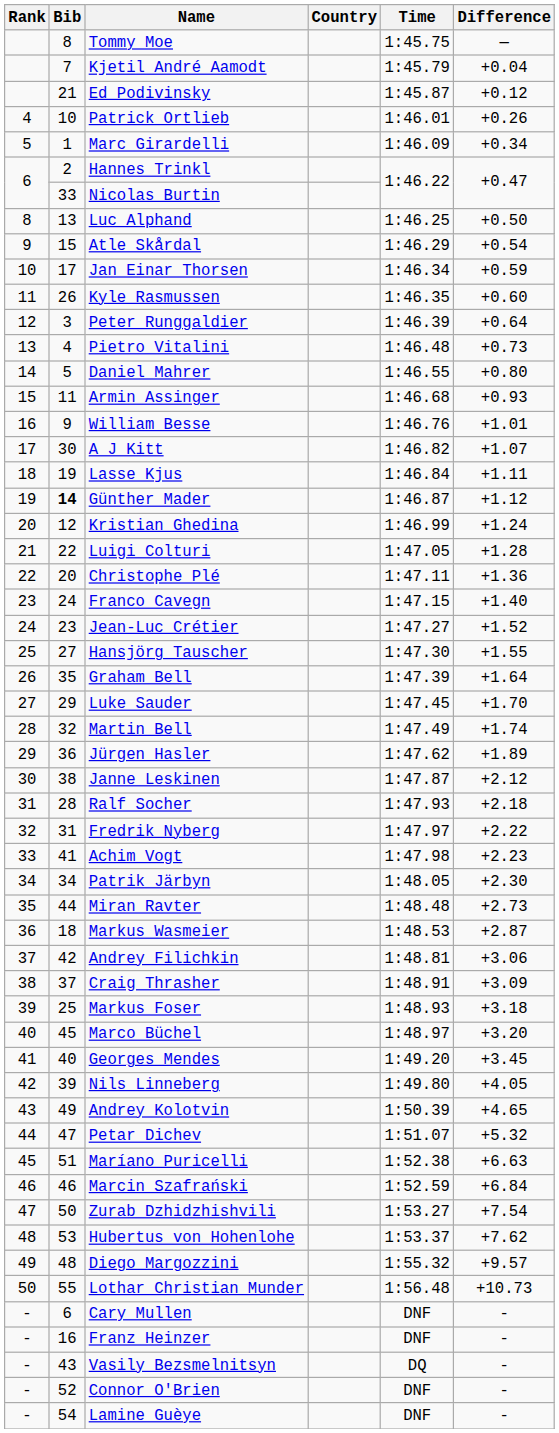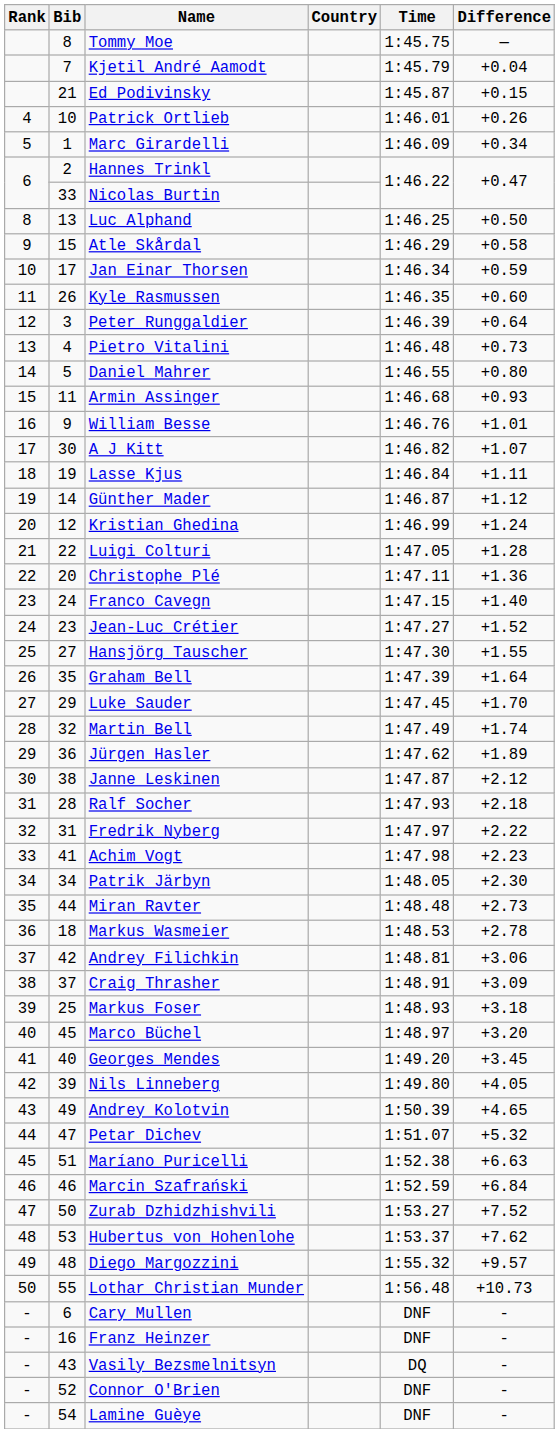(504, 94) +0.12 -> (504, 94) +0.15
(504, 246) +0.54 -> (504, 246) +0.58
(67, 500) bold -> (67, 500) normal
(504, 933) +2.87 -> (504, 933) +2.78
(504, 1212) +7.54 -> (504, 1212) +7.52
